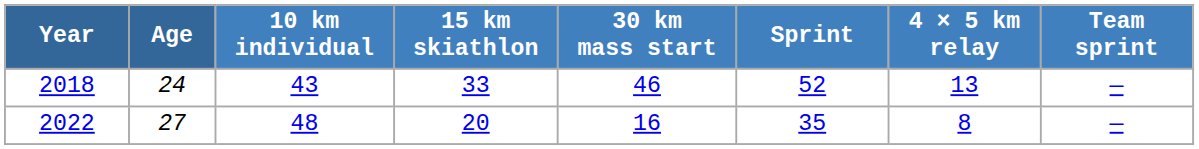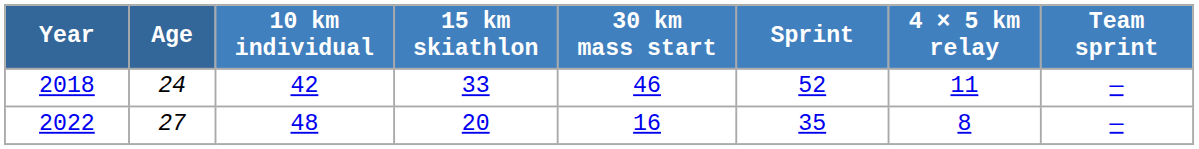(304, 88) 43 -> (304, 88) 42
(964, 88) 13 -> (964, 88) 11
